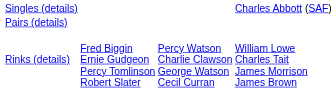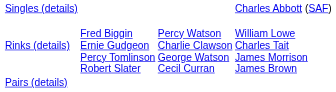rows swapped: (36, 22) <-> (37, 60)
